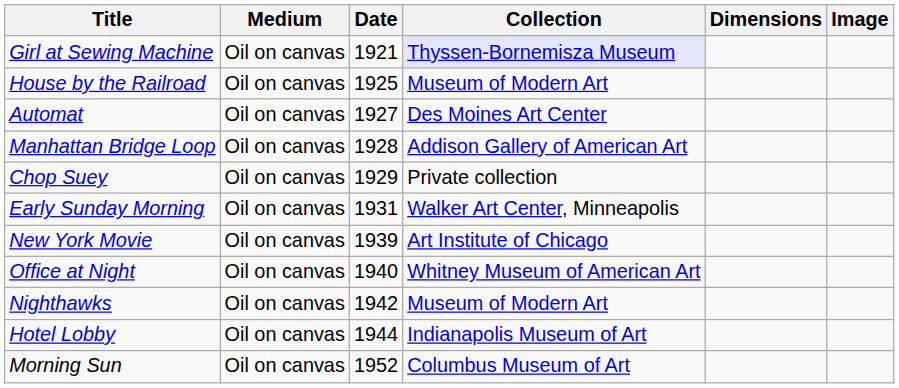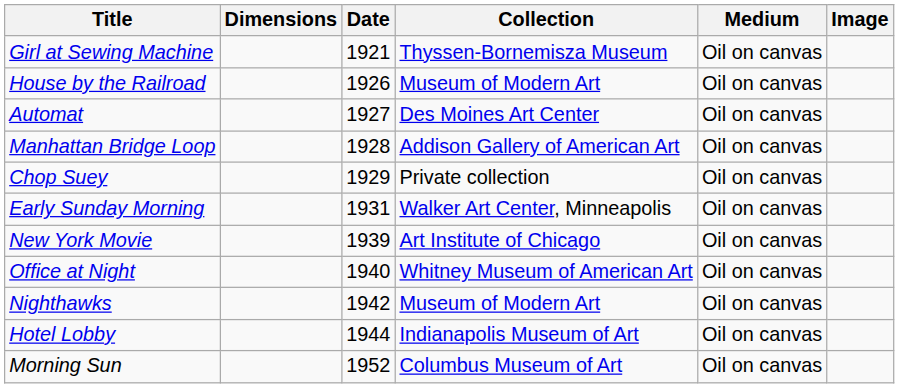columns swapped: (285, 20) <-> (766, 20)
(541, 51) lavender background -> (533, 51) no background
(376, 83) 1925 -> (368, 83) 1926
